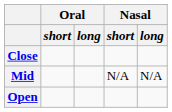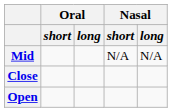rows swapped: (23, 55) <-> (23, 76)
